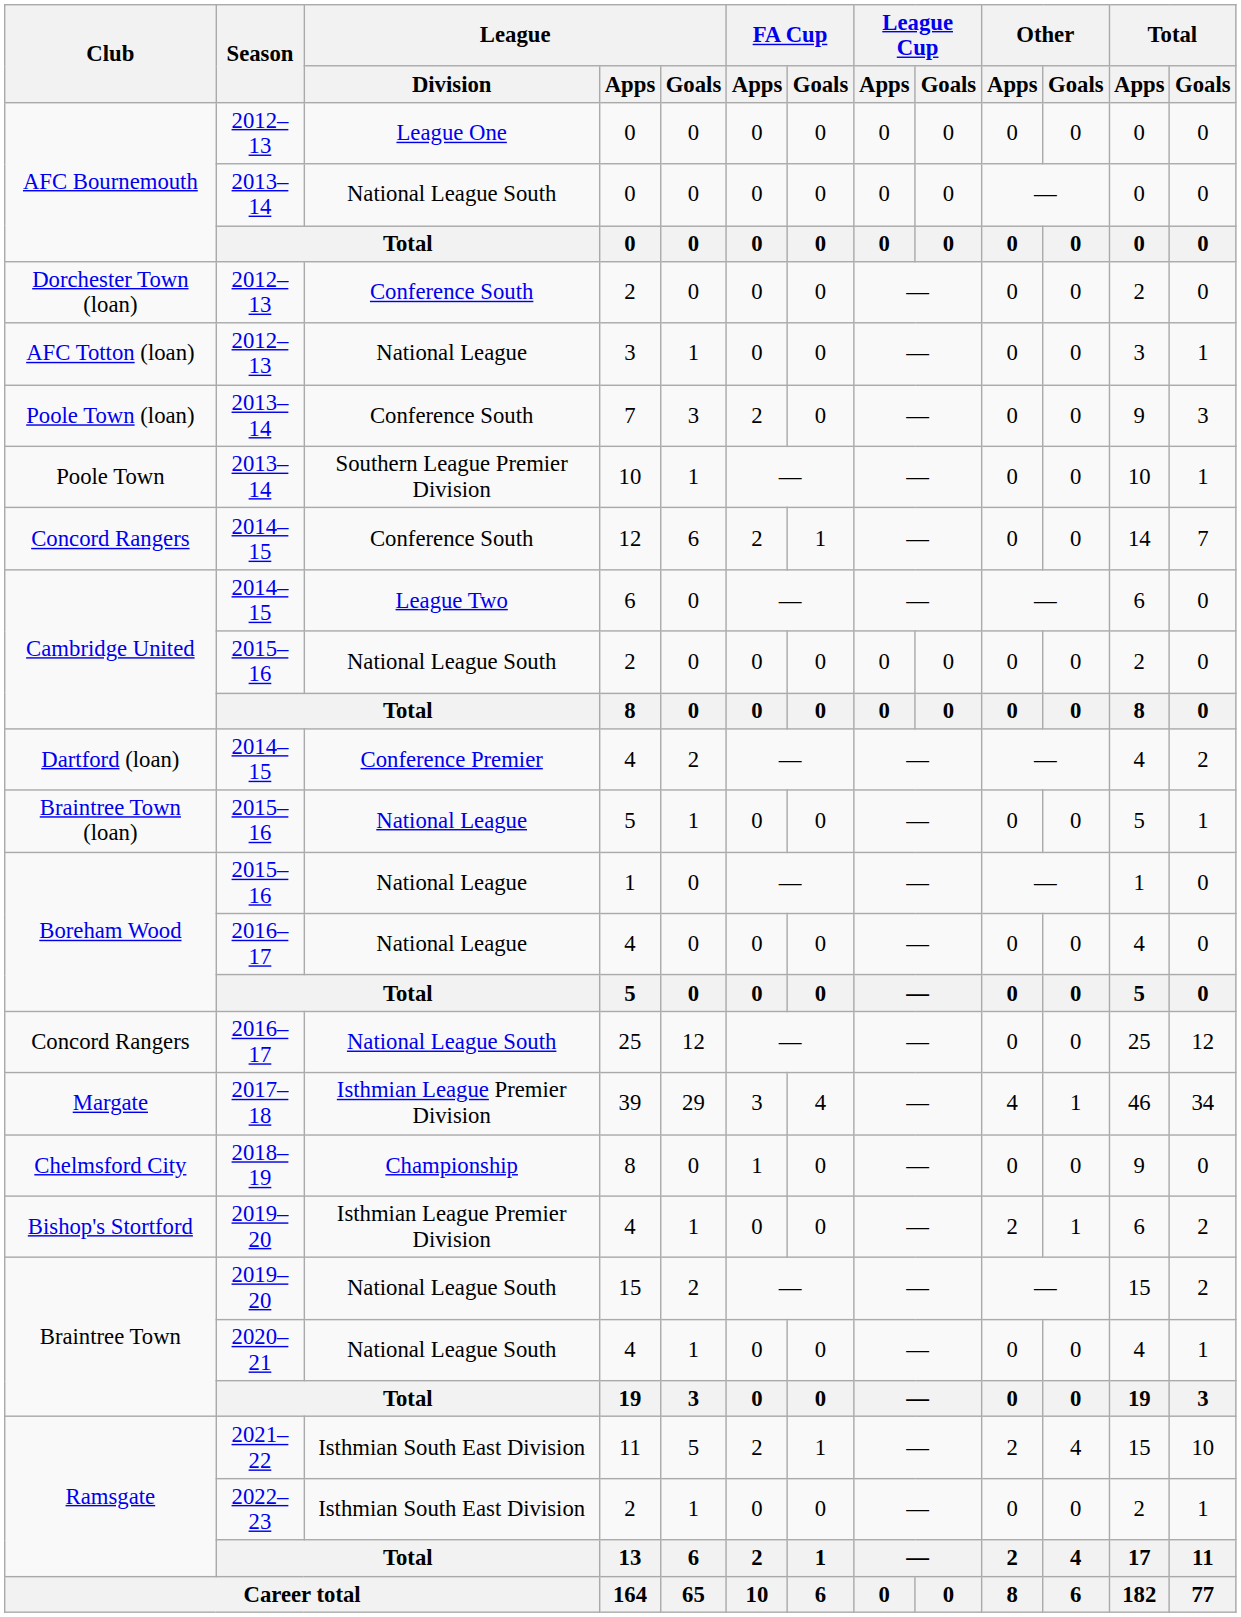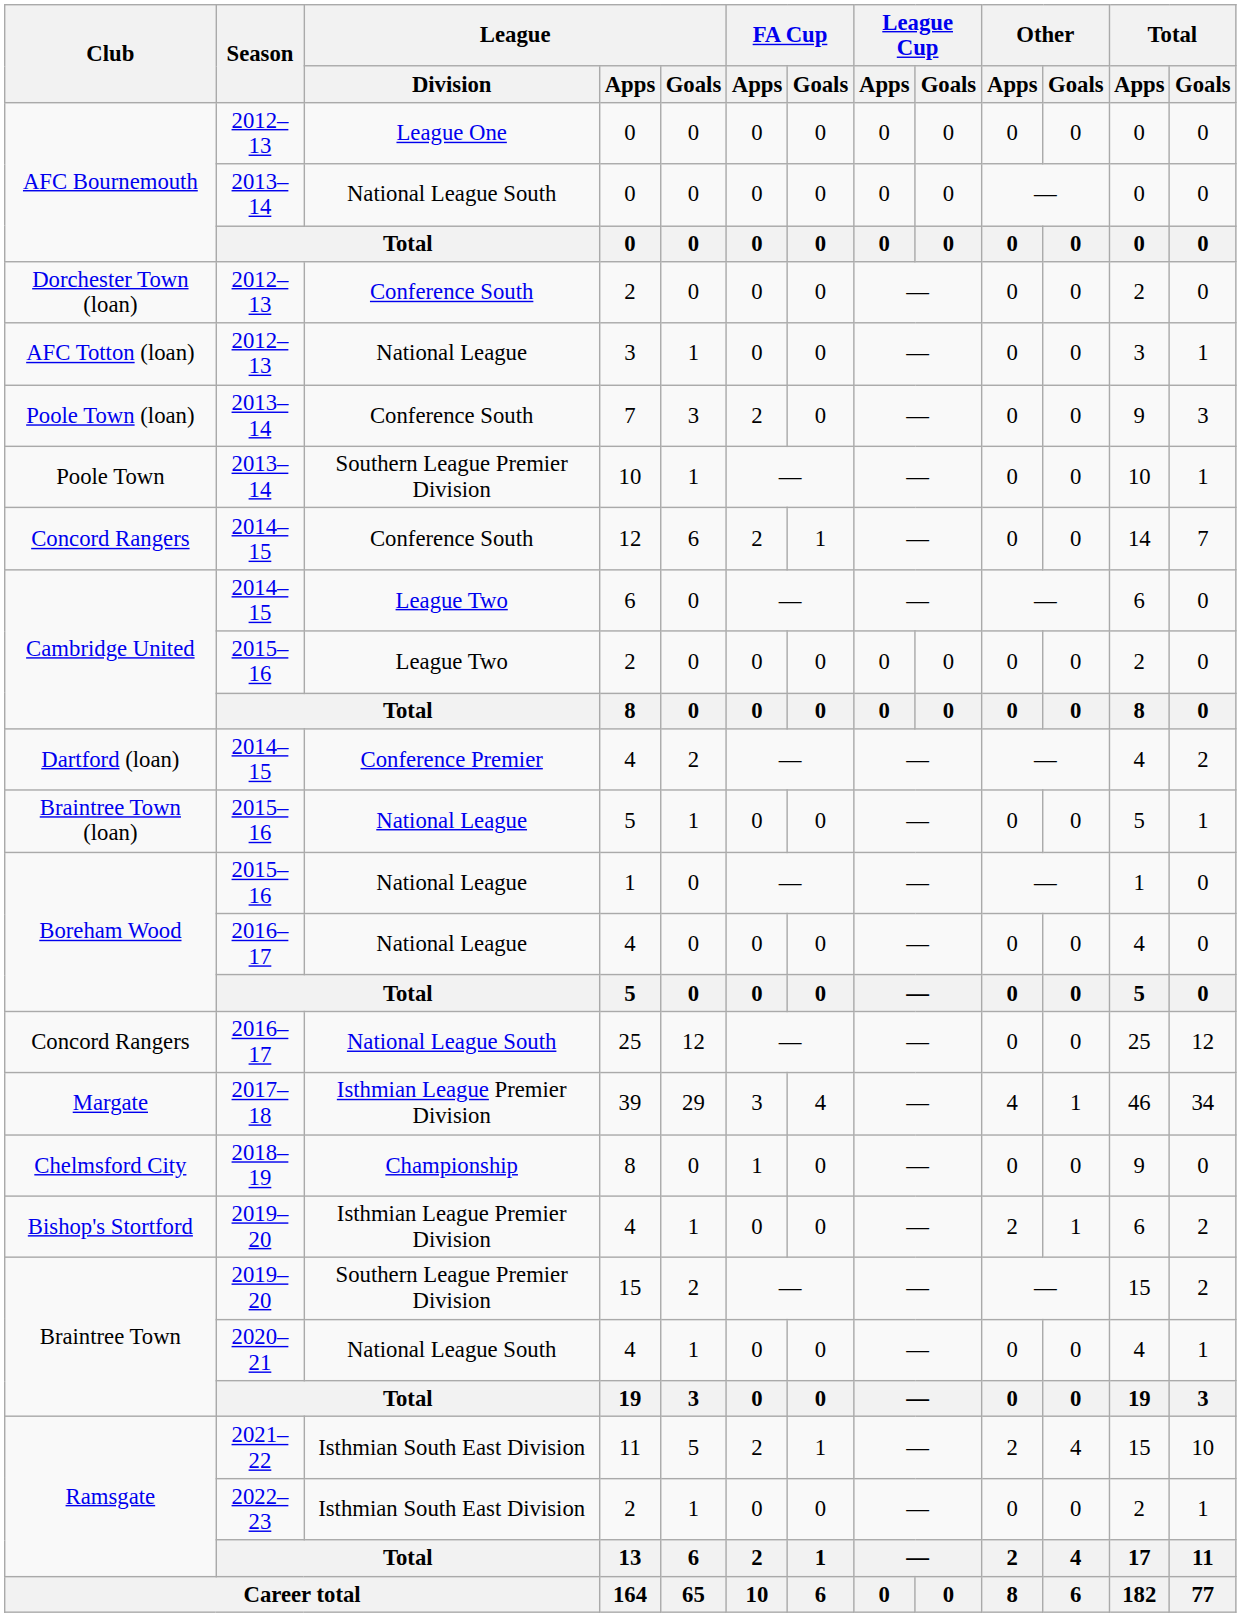(452, 661) National League South -> (452, 661) League Two
(452, 1288) National League South -> (452, 1288) Southern League Premier Division
